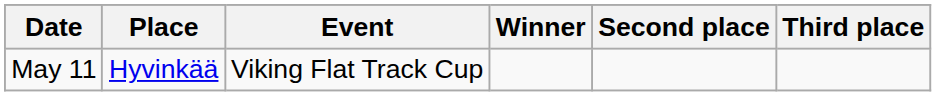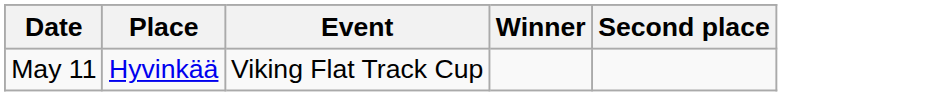- column: (853, 26)
